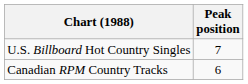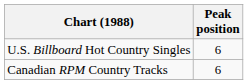(218, 49) 7 -> (218, 49) 6
